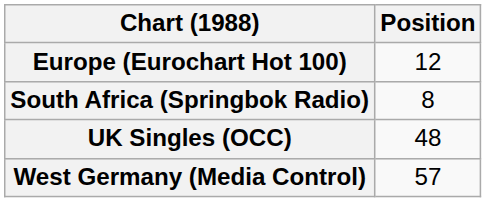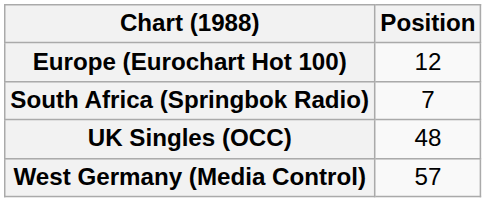(428, 100) 8 -> (428, 100) 7
